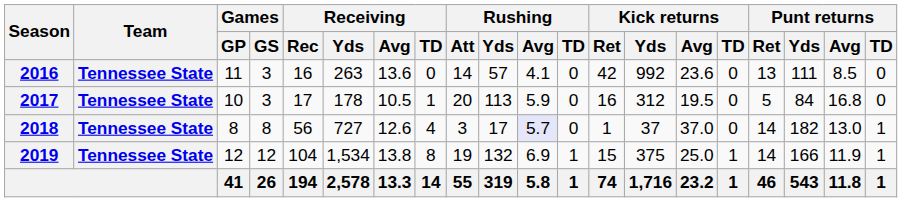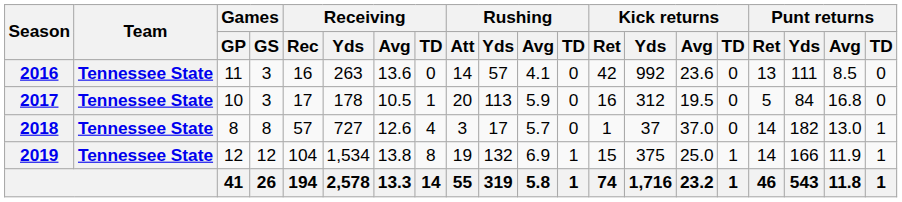(303, 127) 56 -> (303, 127) 57
(538, 127) lavender background -> (538, 127) no background
